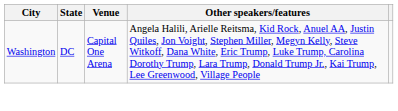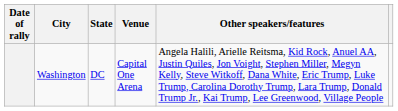+ column: (19, 24)
